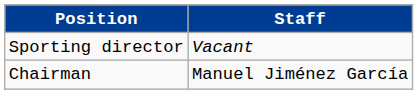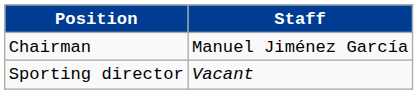rows swapped: (50, 75) <-> (96, 47)
